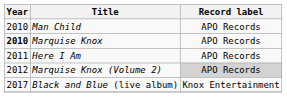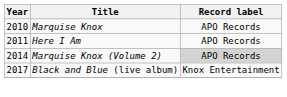- row: (57, 26)
(17, 41) bold -> (17, 26) normal
(17, 70) 2012 -> (17, 56) 2014
